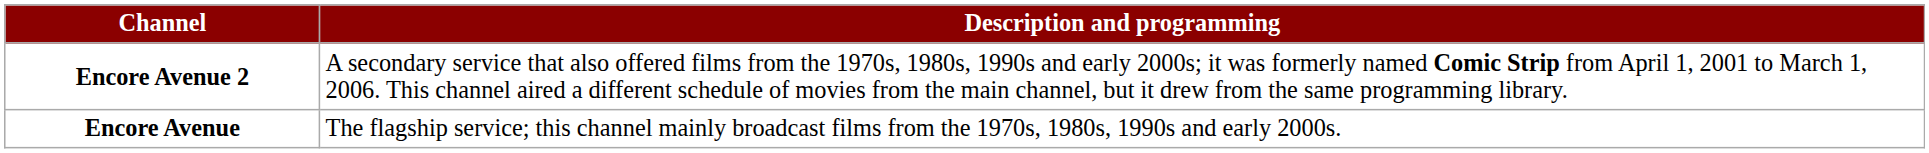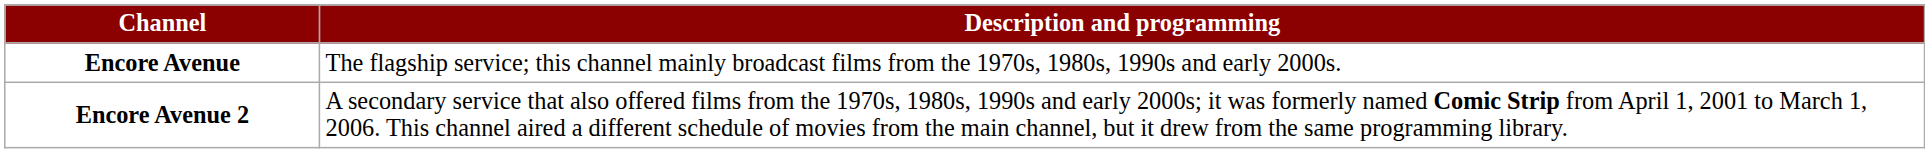rows swapped: (162, 128) <-> (162, 76)
